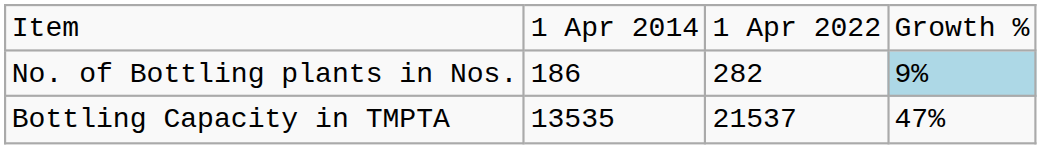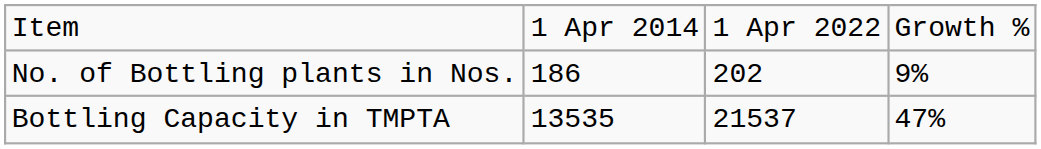(738, 74) 282 -> (738, 74) 202
(911, 74) lightblue background -> (911, 74) no background
